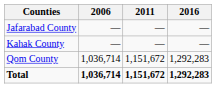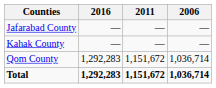columns swapped: (101, 12) <-> (189, 12)
